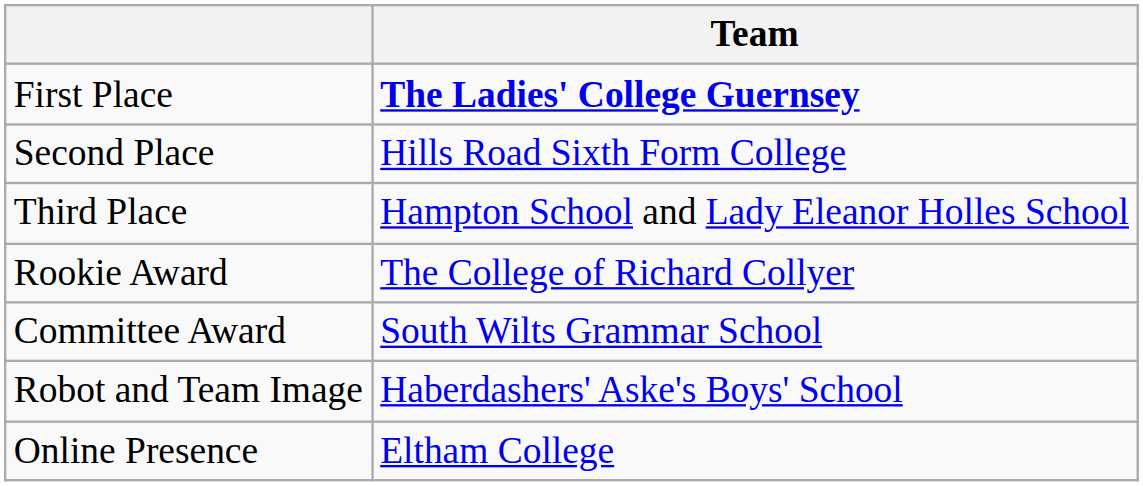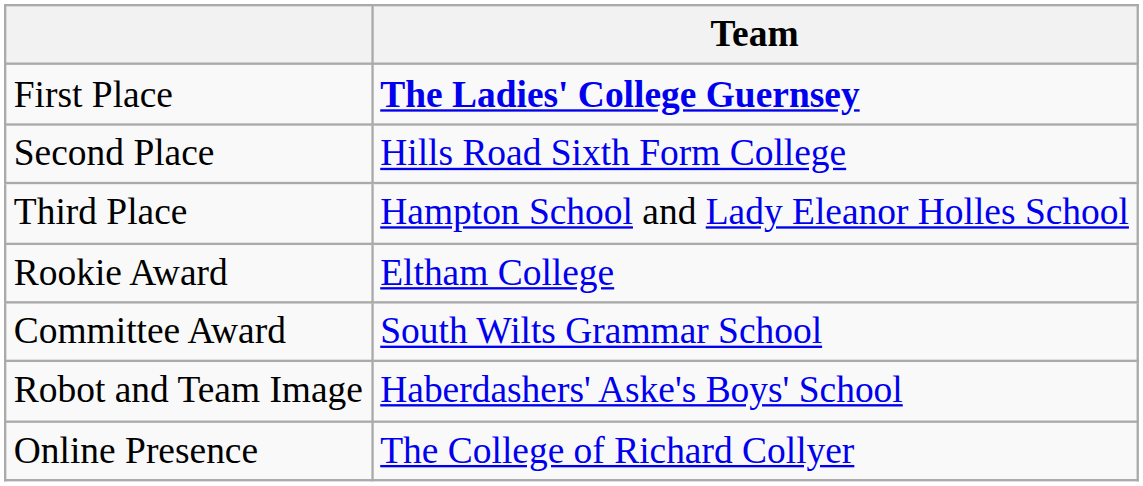(617, 271) The College of Richard Collyer -> (497, 271) Eltham College
(497, 449) Eltham College -> (617, 449) The College of Richard Collyer
